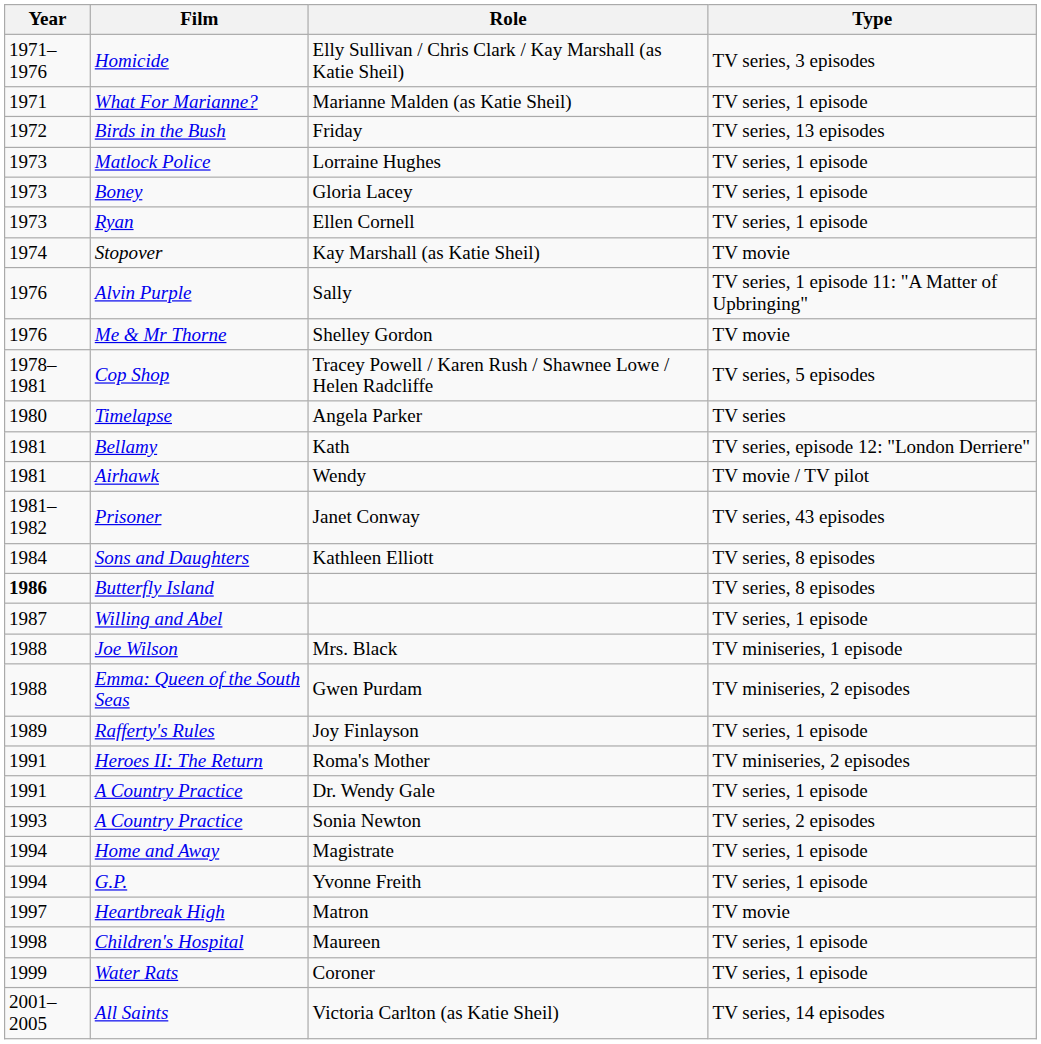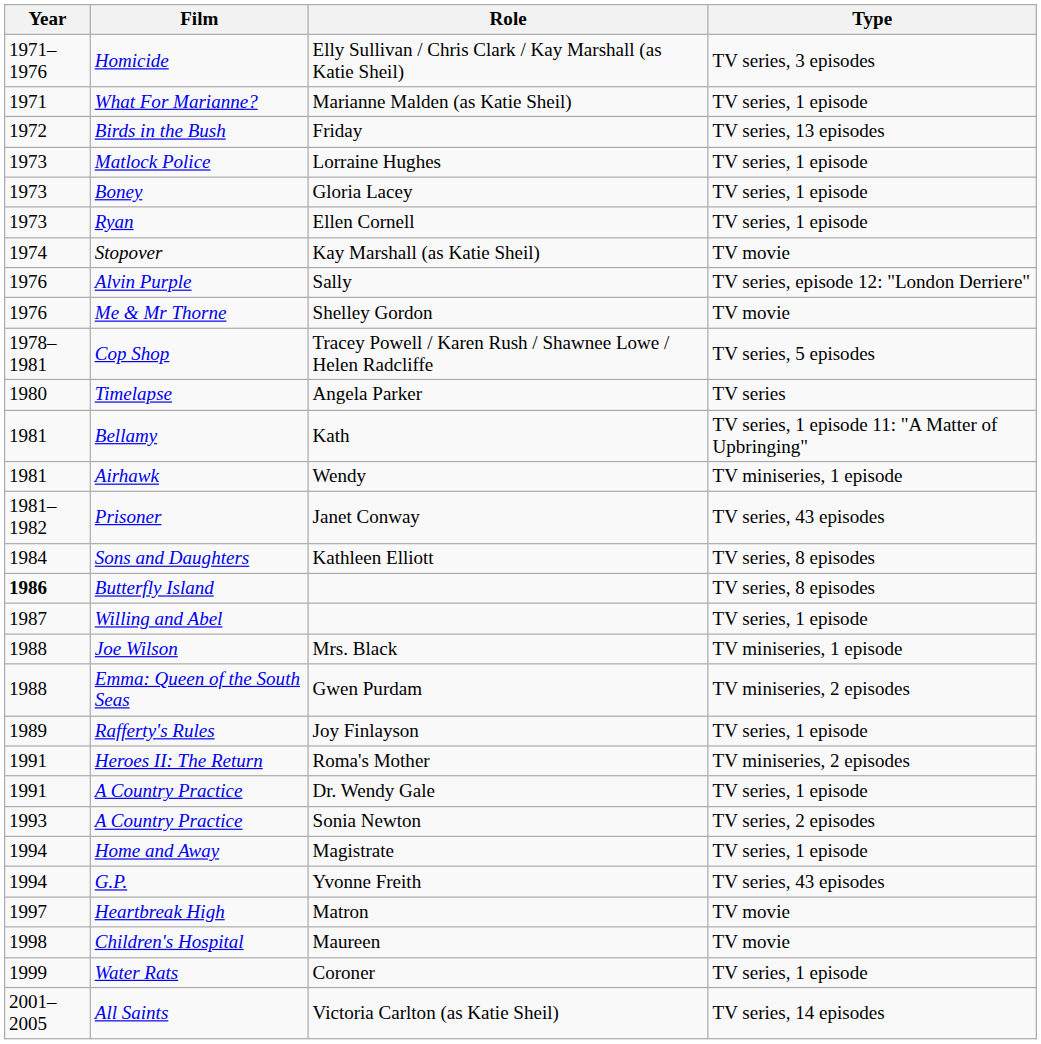(855, 293) TV series, 1 episode 11: "A Matter of Upbringing" -> (871, 282) TV series, episode 12: "London Derriere"
(871, 446) TV series, episode 12: "London Derriere" -> (855, 435) TV series, 1 episode 11: "A Matter of Upbringing"
(791, 476) TV movie / TV pilot -> (808, 476) TV miniseries, 1 episode
(790, 881) TV series, 1 episode -> (799, 881) TV series, 43 episodes
(790, 941) TV series, 1 episode -> (751, 941) TV movie
